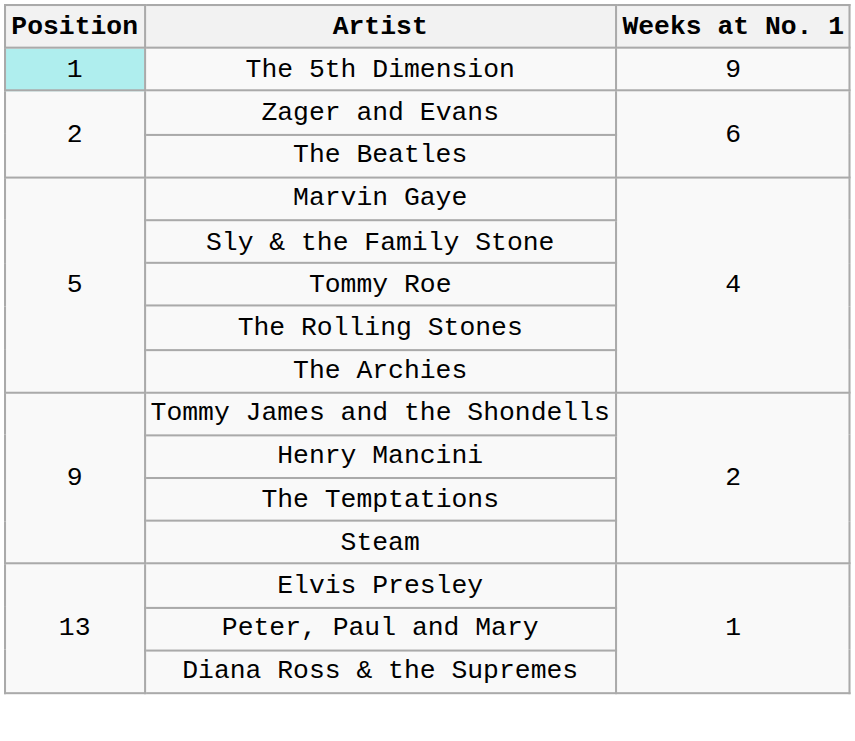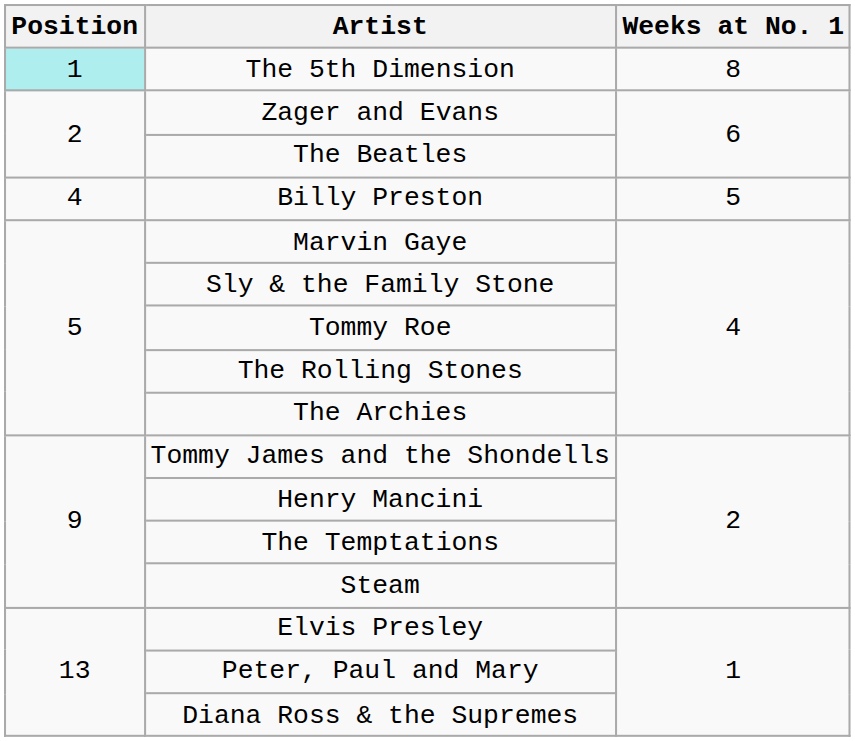(733, 70) 9 -> (733, 70) 8
+ row: (380, 199)
